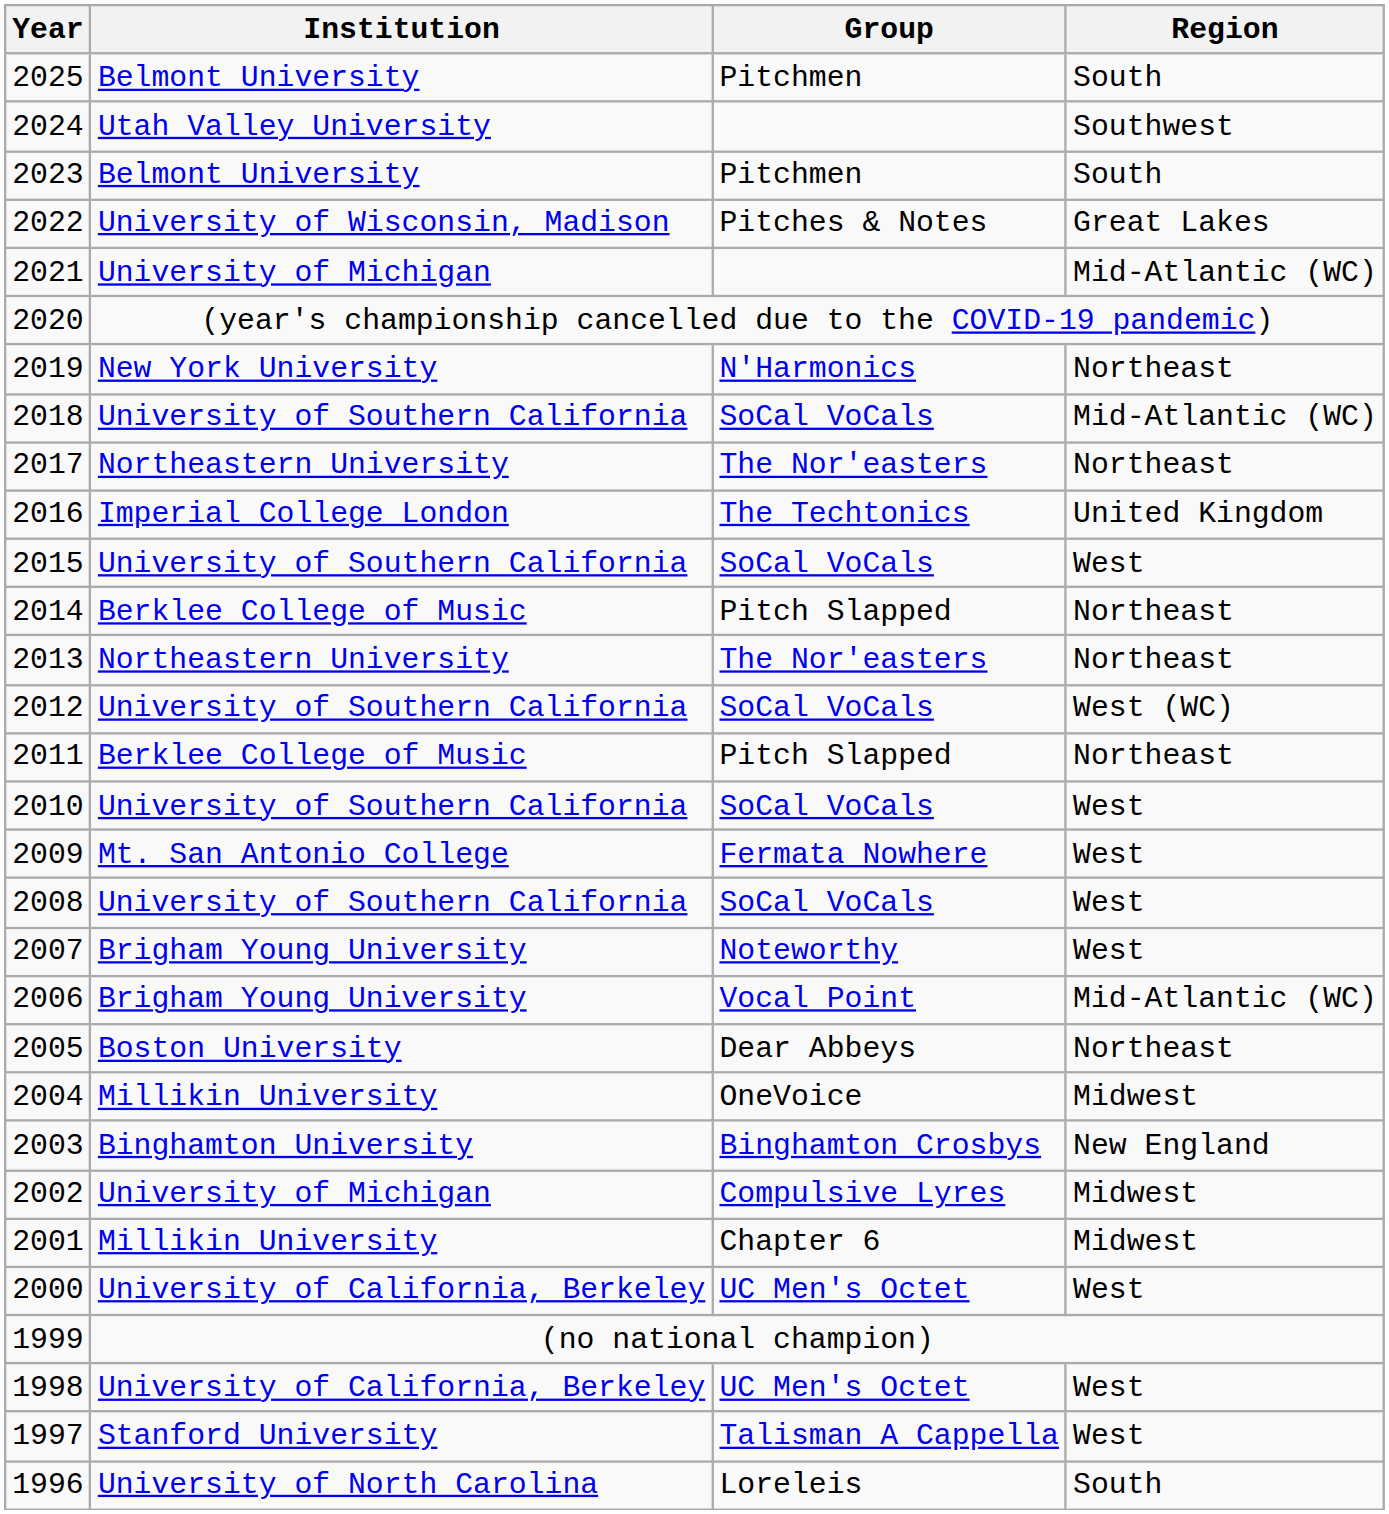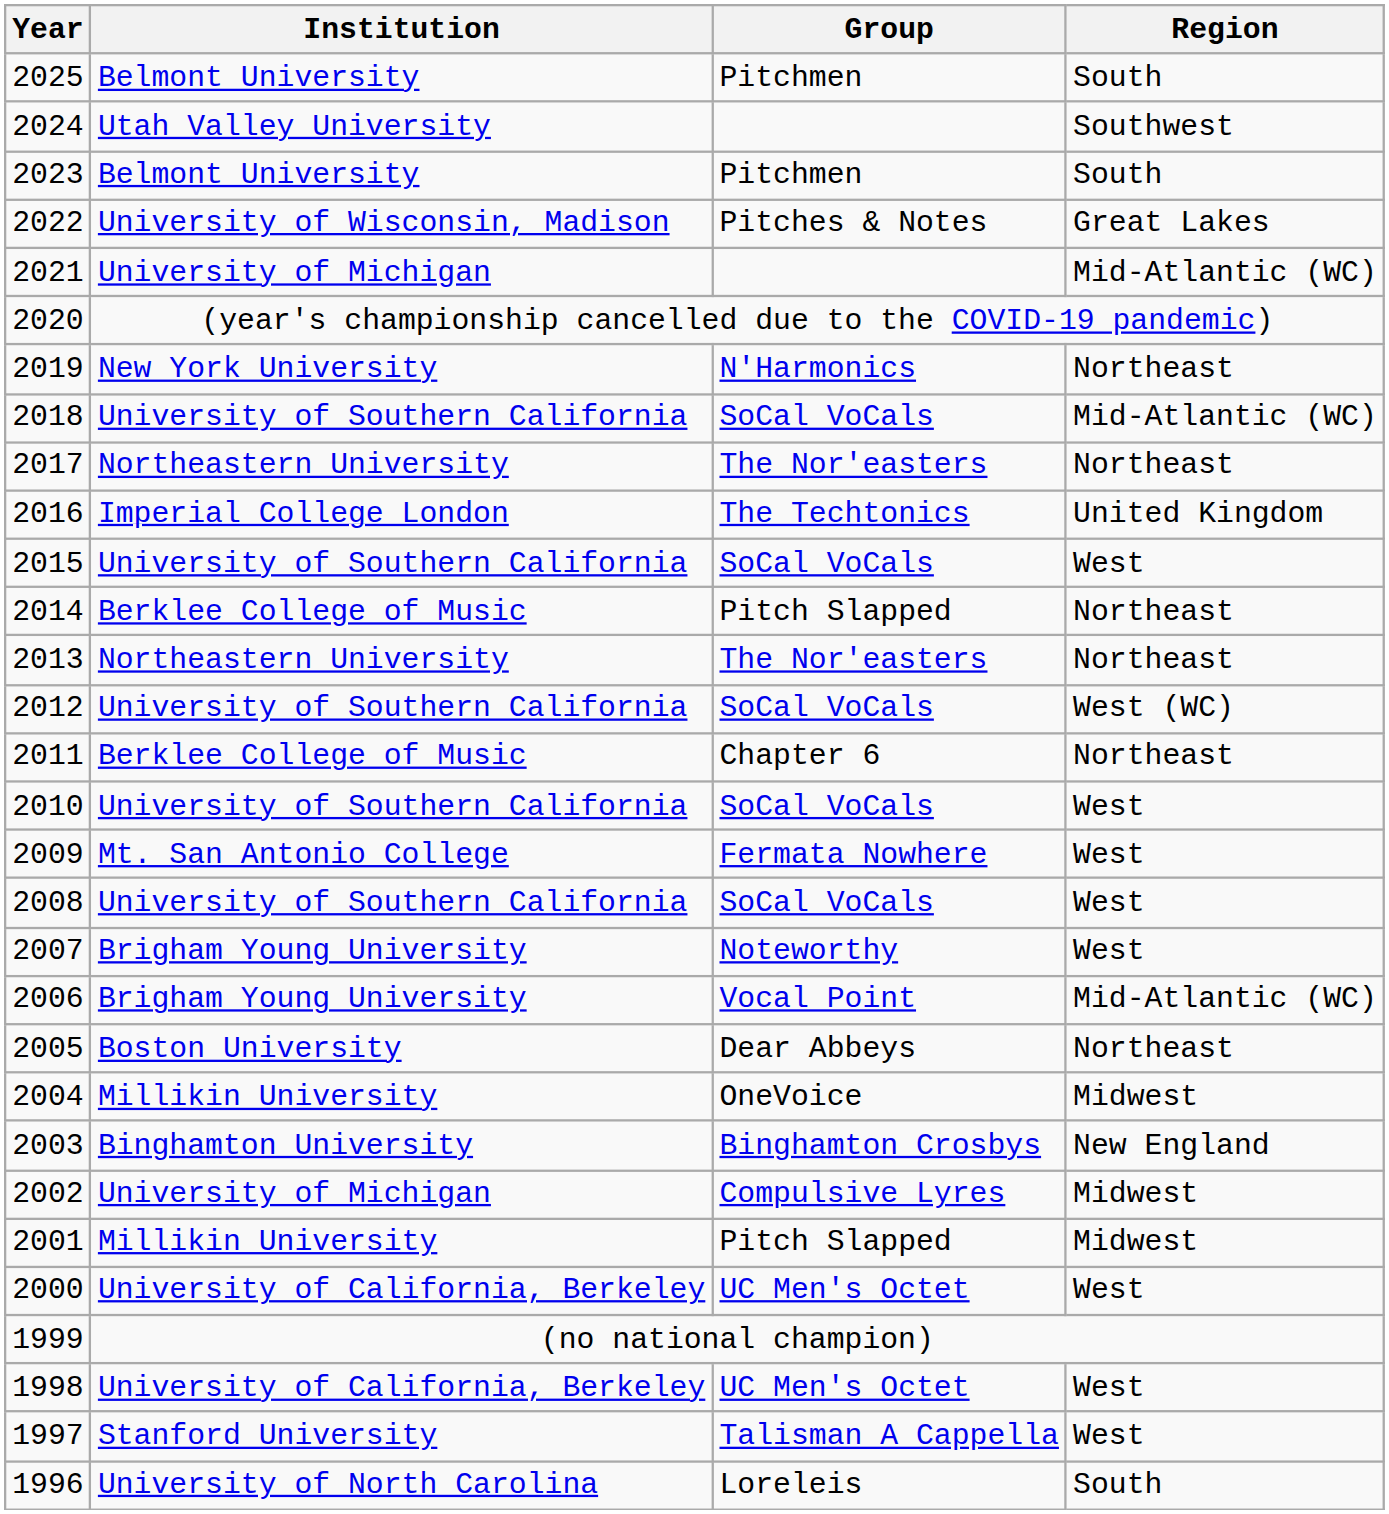(836, 757) Pitch Slapped -> (800, 757) Chapter 6
(800, 1242) Chapter 6 -> (836, 1242) Pitch Slapped
